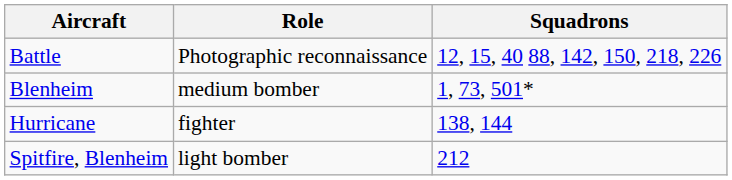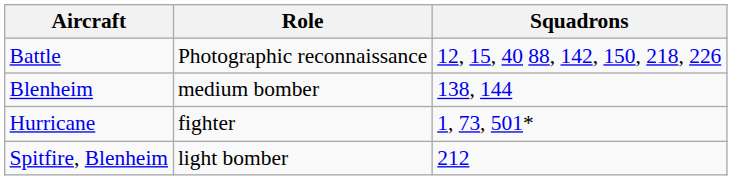(485, 89) 1, 73, 501* -> (475, 89) 138, 144
(475, 123) 138, 144 -> (485, 123) 1, 73, 501*
